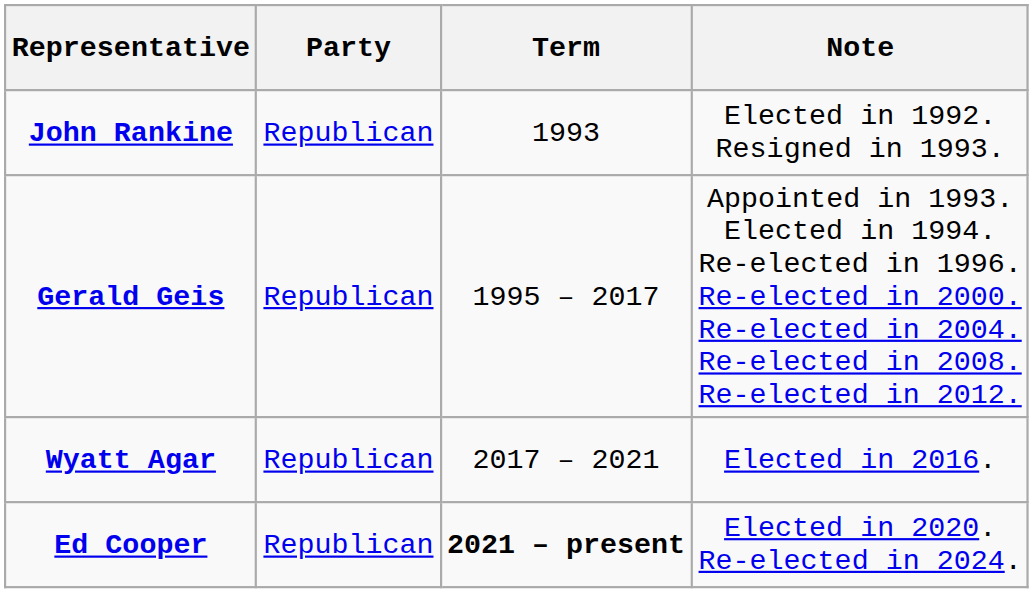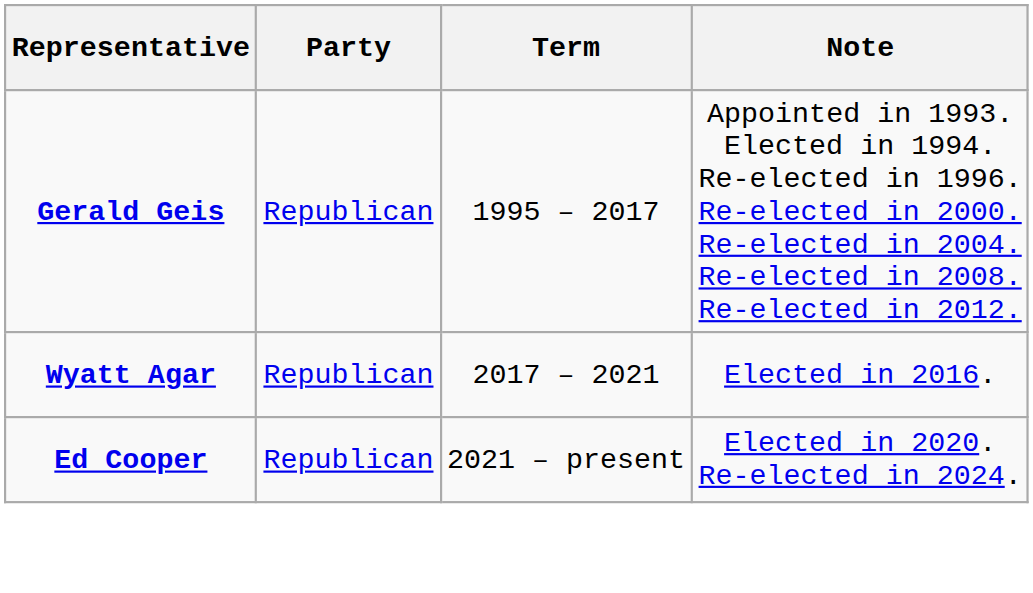- row: (131, 133)
(566, 545) bold -> (566, 460) normal
